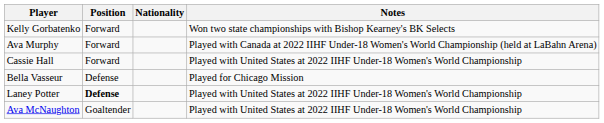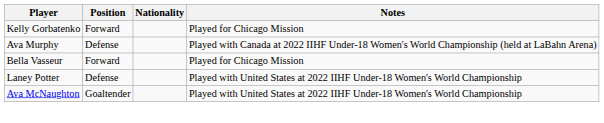(322, 28) Won two state championships with Bishop Kearney's BK Selects -> (246, 28) Played for Chicago Mission
(102, 45) Forward -> (102, 45) Defense
- row: (30, 61)
(102, 77) Defense -> (102, 61) Forward
(102, 93) bold -> (102, 77) normal
